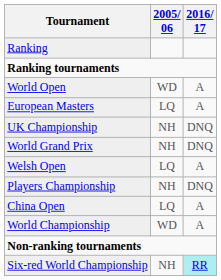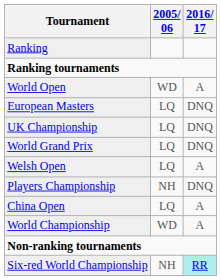(200, 107) A -> (200, 107) DNQ
(167, 126) NH -> (167, 126) LQ
(167, 146) NH -> (167, 146) LQ
